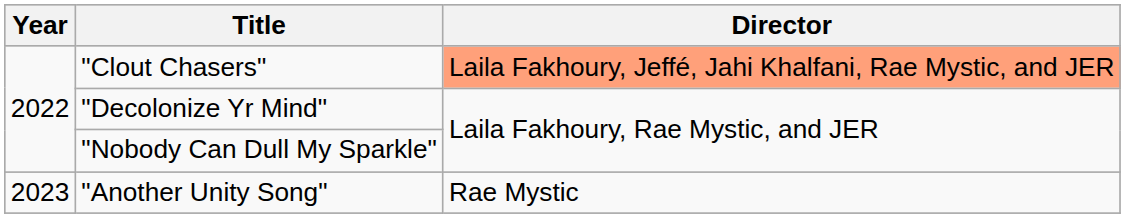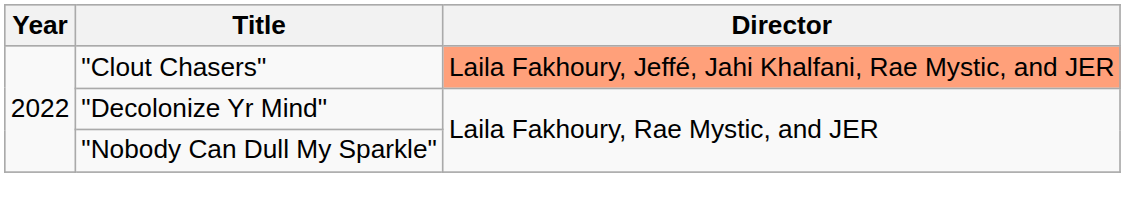- row: (204, 191)
